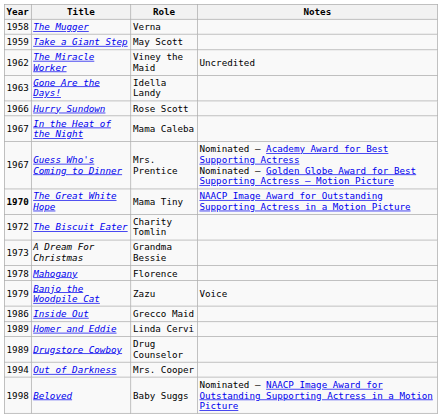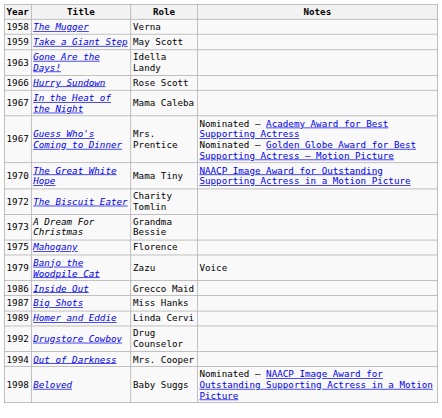- row: (64, 62)
(18, 201) bold -> (18, 176) normal
(18, 273) 1978 -> (18, 248) 1975
+ row: (58, 303)
(18, 349) 1989 -> (18, 339) 1992
